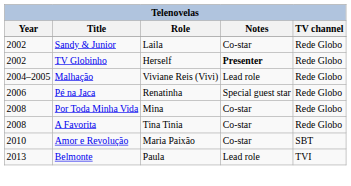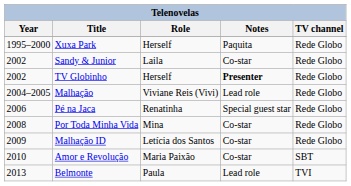+ row: (75, 44)
- row: (75, 124)
+ row: (80, 141)
